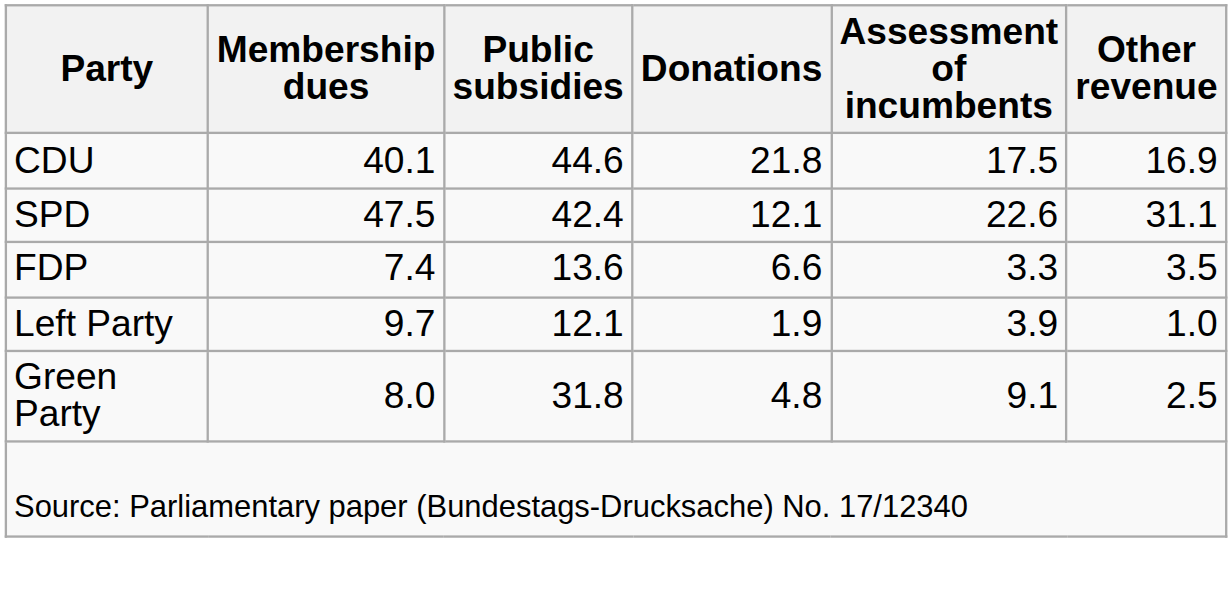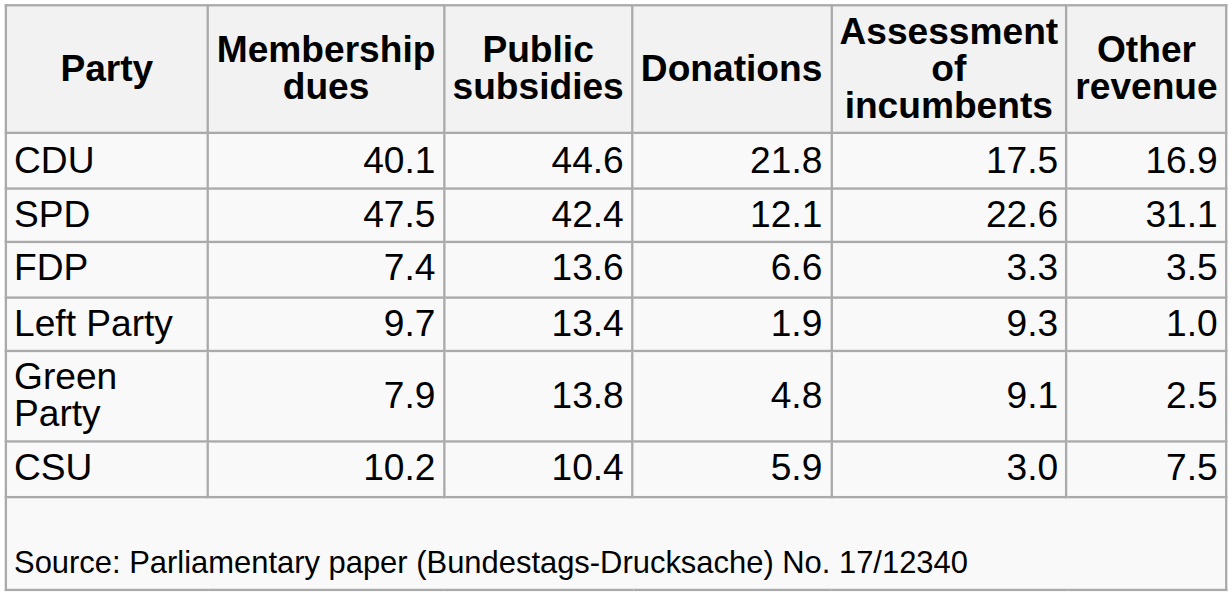(588, 322) 12.1 -> (588, 322) 13.4
(1032, 322) 3.9 -> (1032, 322) 9.3
(410, 395) 8.0 -> (410, 395) 7.9
(588, 395) 31.8 -> (588, 395) 13.8
+ row: (53, 468)
